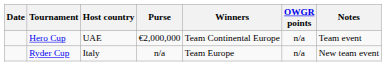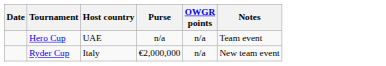- column: (232, 17)
(160, 38) €2,000,000 -> (160, 38) n/a
(160, 53) n/a -> (160, 53) €2,000,000
